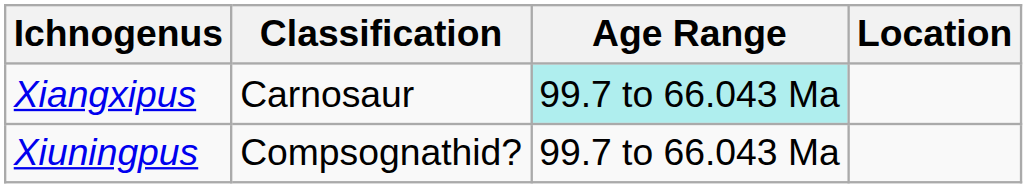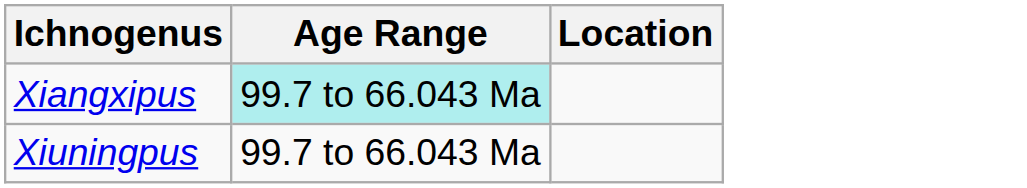- column: (381, 34)
